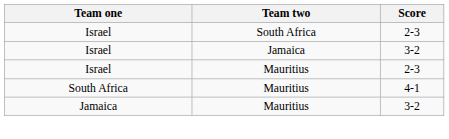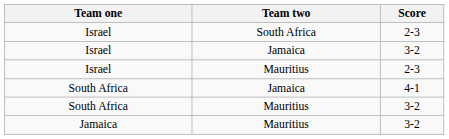+ row: (98, 87)
(412, 87) 4-1 -> (412, 106) 3-2
